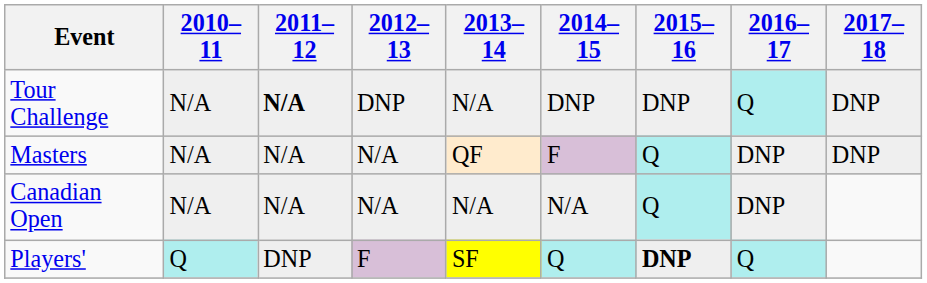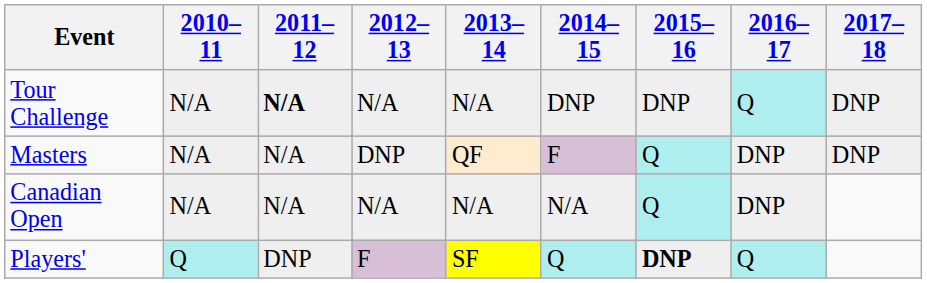(381, 102) DNP -> (378, 102) N/A
(378, 154) N/A -> (381, 154) DNP
